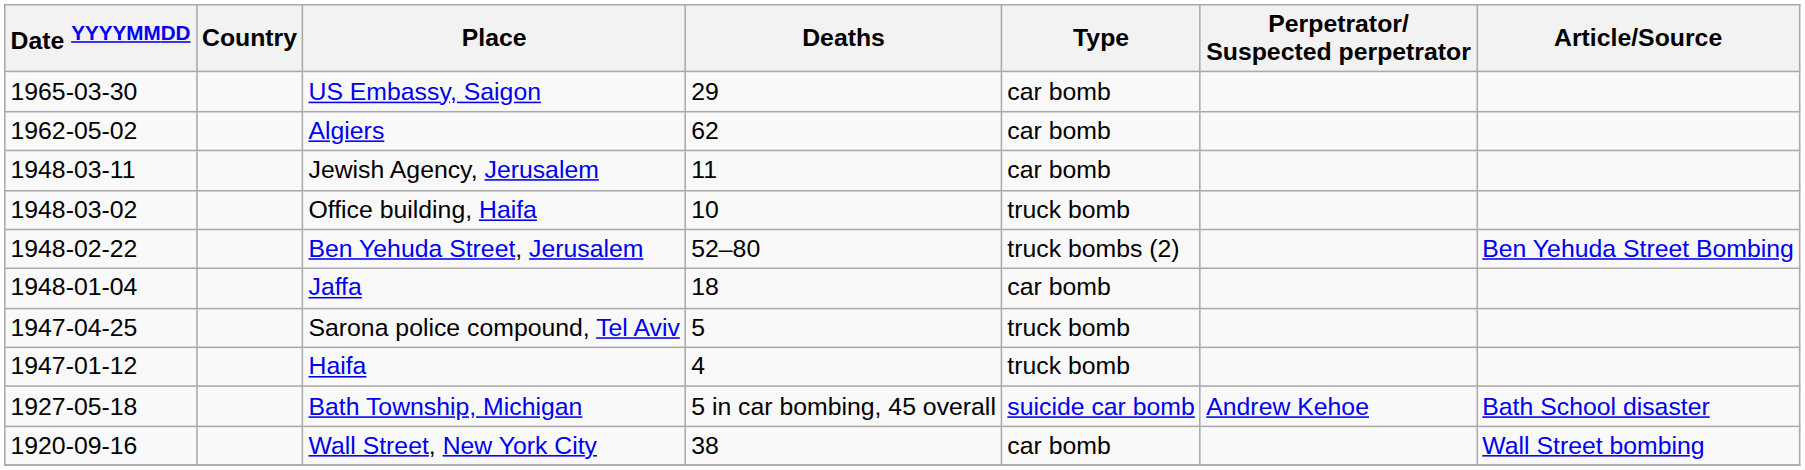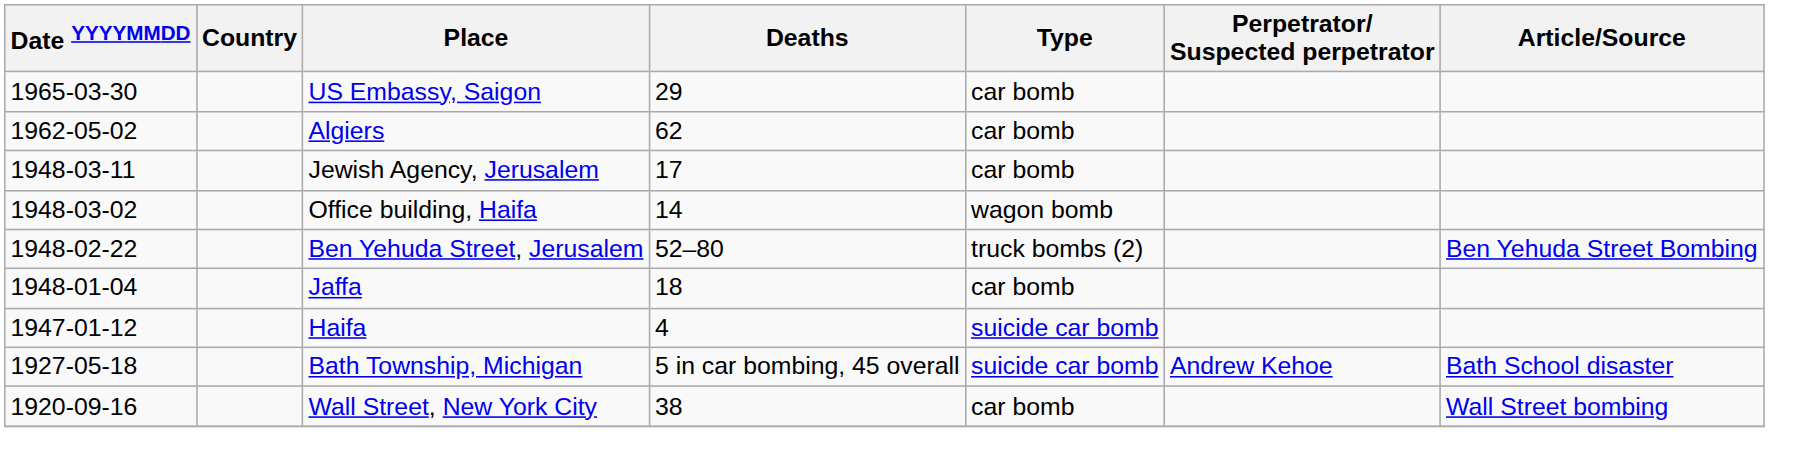(704, 170) 11 -> (669, 170) 17
(705, 209) 10 -> (669, 209) 14
(1069, 209) truck bomb -> (1042, 209) wagon bomb
- row: (494, 327)
(1069, 366) truck bomb -> (1065, 327) suicide car bomb
